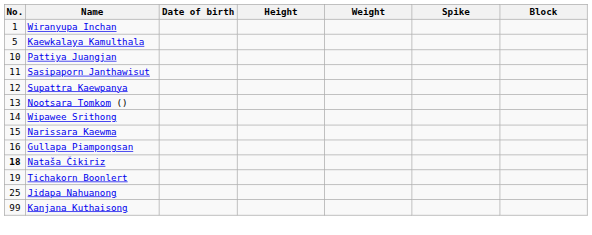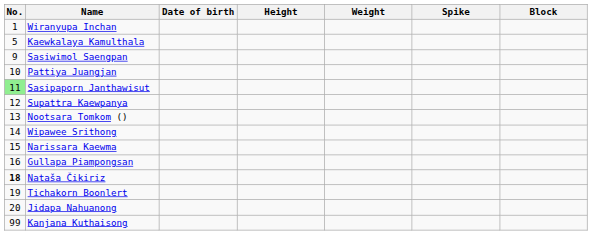+ row: (78, 57)
(15, 72) no background -> (15, 87) lightgreen background
(15, 192) 25 -> (15, 207) 20
